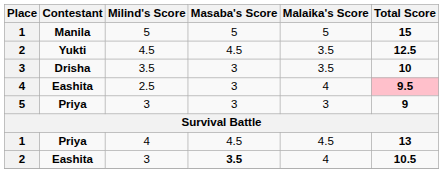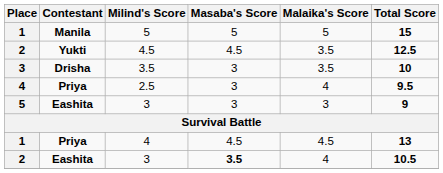(73, 86) Eashita -> (73, 86) Priya
(405, 86) pink background -> (405, 86) no background
(73, 104) Priya -> (73, 104) Eashita
